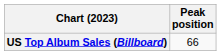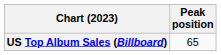(193, 42) 66 -> (193, 42) 65
